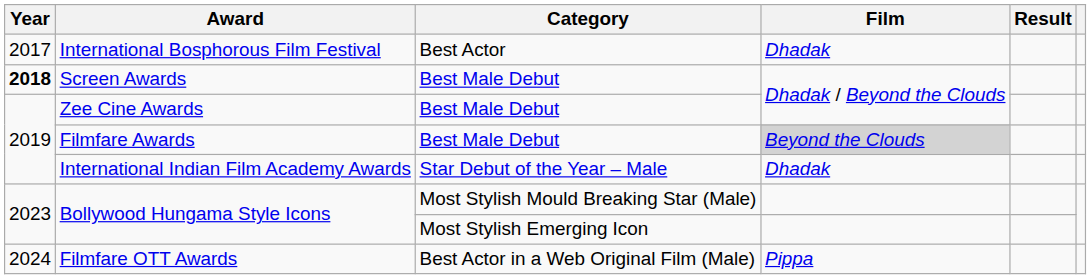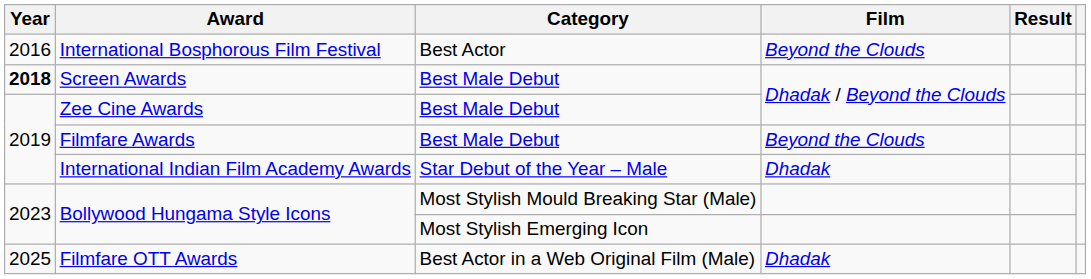(30, 49) 2017 -> (30, 49) 2016
(798, 49) Dhadak -> (845, 49) Beyond the Clouds
(845, 139) lightgrey background -> (845, 139) no background
(30, 259) 2024 -> (30, 259) 2025
(789, 259) Pippa -> (798, 259) Dhadak
